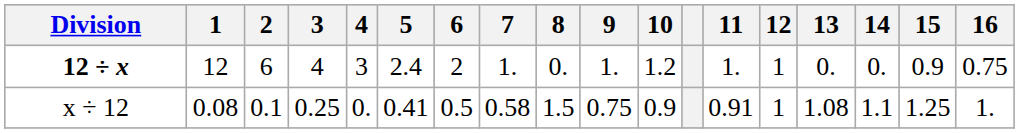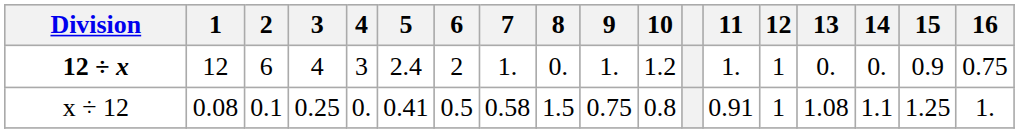(660, 107) 0.9 -> (660, 107) 0.8
